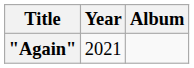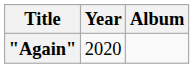(103, 48) 2021 -> (103, 48) 2020
